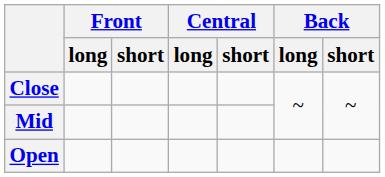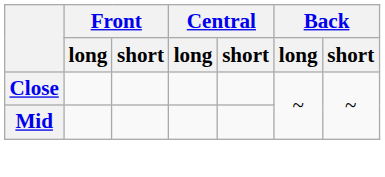- row: (34, 155)
